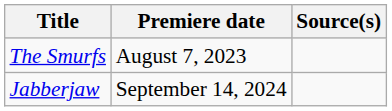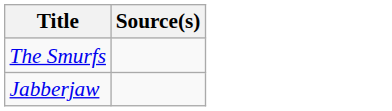- column: (201, 21)
